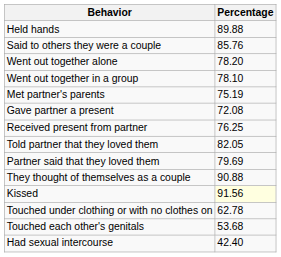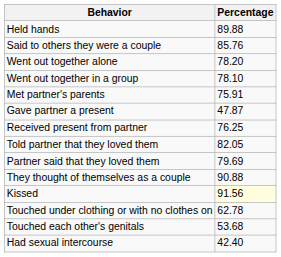(230, 95) 75.19 -> (230, 95) 75.91
(230, 111) 72.08 -> (230, 111) 47.87
